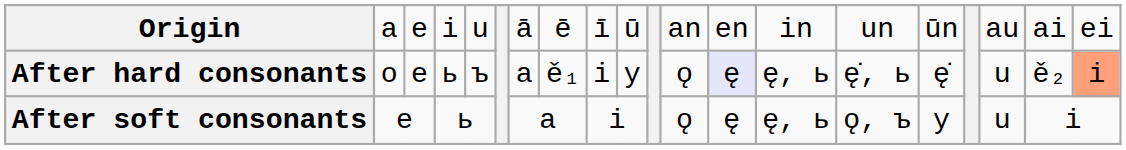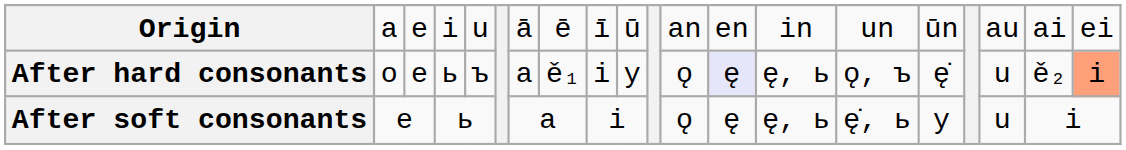(877, 74) ę̇, ь -> (877, 74) ǫ, ъ
(877, 120) ǫ, ъ -> (877, 120) ę̇, ь
